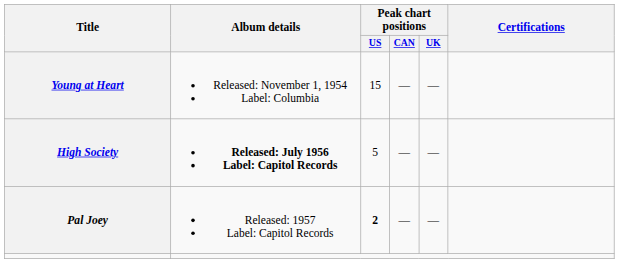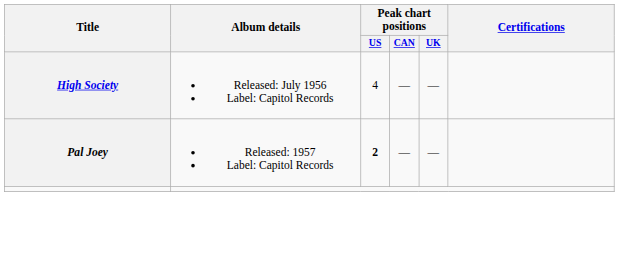- row: (88, 85)
(266, 159) bold -> (266, 92) normal
(375, 152) 5 -> (375, 85) 4
